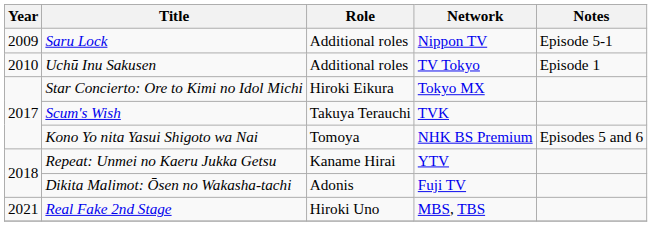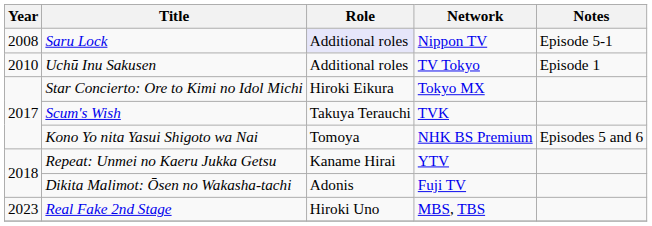(23, 40) 2009 -> (23, 40) 2008
(359, 40) no background -> (359, 40) lavender background
(23, 209) 2021 -> (23, 209) 2023
